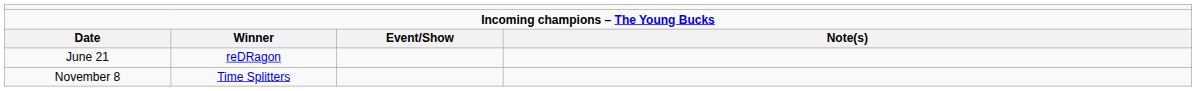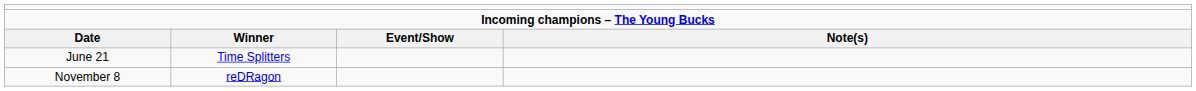(254, 57) reDRagon -> (254, 57) Time Splitters
(254, 76) Time Splitters -> (254, 76) reDRagon
